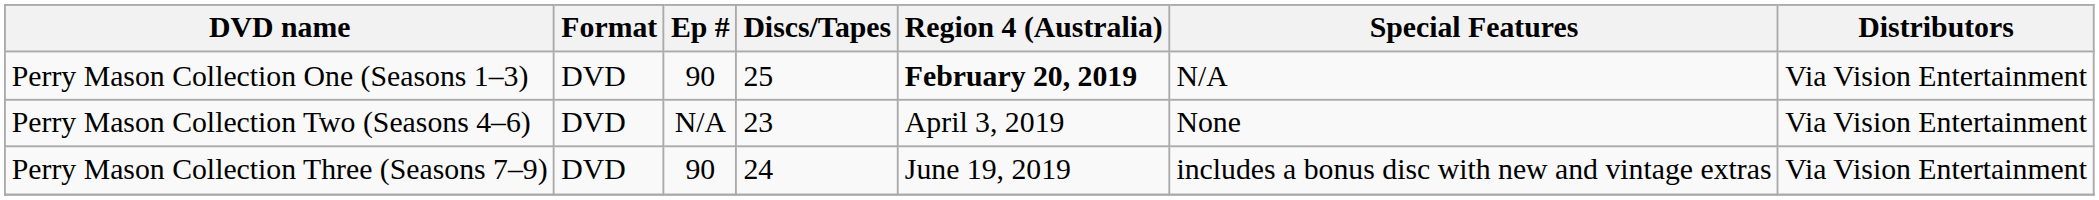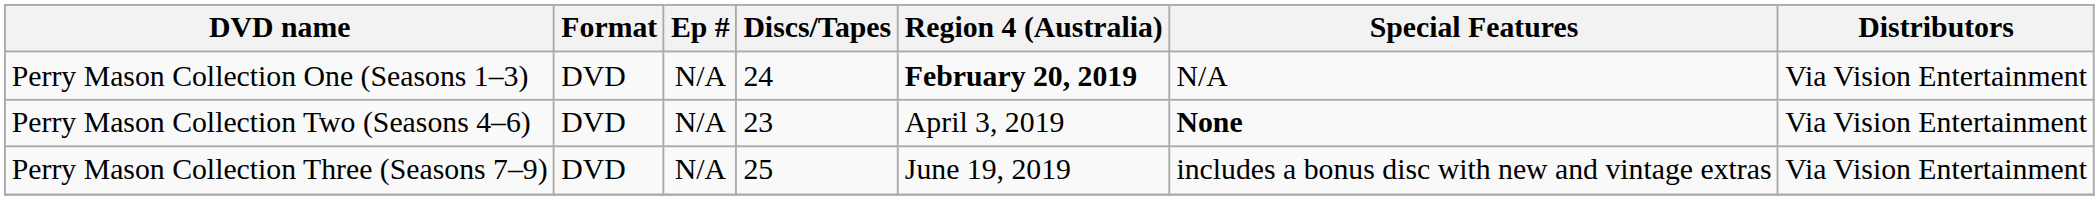(700, 75) 90 -> (700, 75) N/A
(758, 75) 25 -> (758, 75) 24
(1209, 122) normal -> (1210, 122) bold
(700, 169) 90 -> (700, 169) N/A
(758, 169) 24 -> (758, 169) 25
